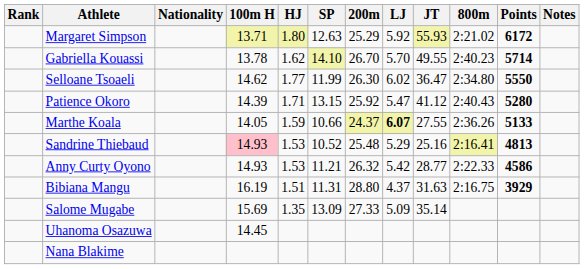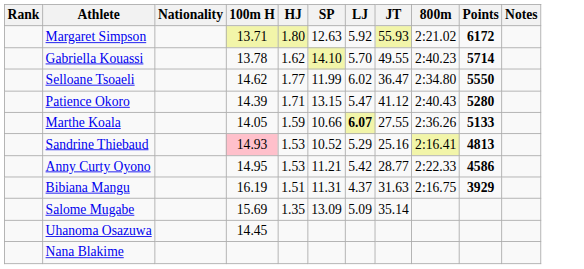- column: (364, 15)
(252, 166) 14.93 -> (252, 166) 14.95
